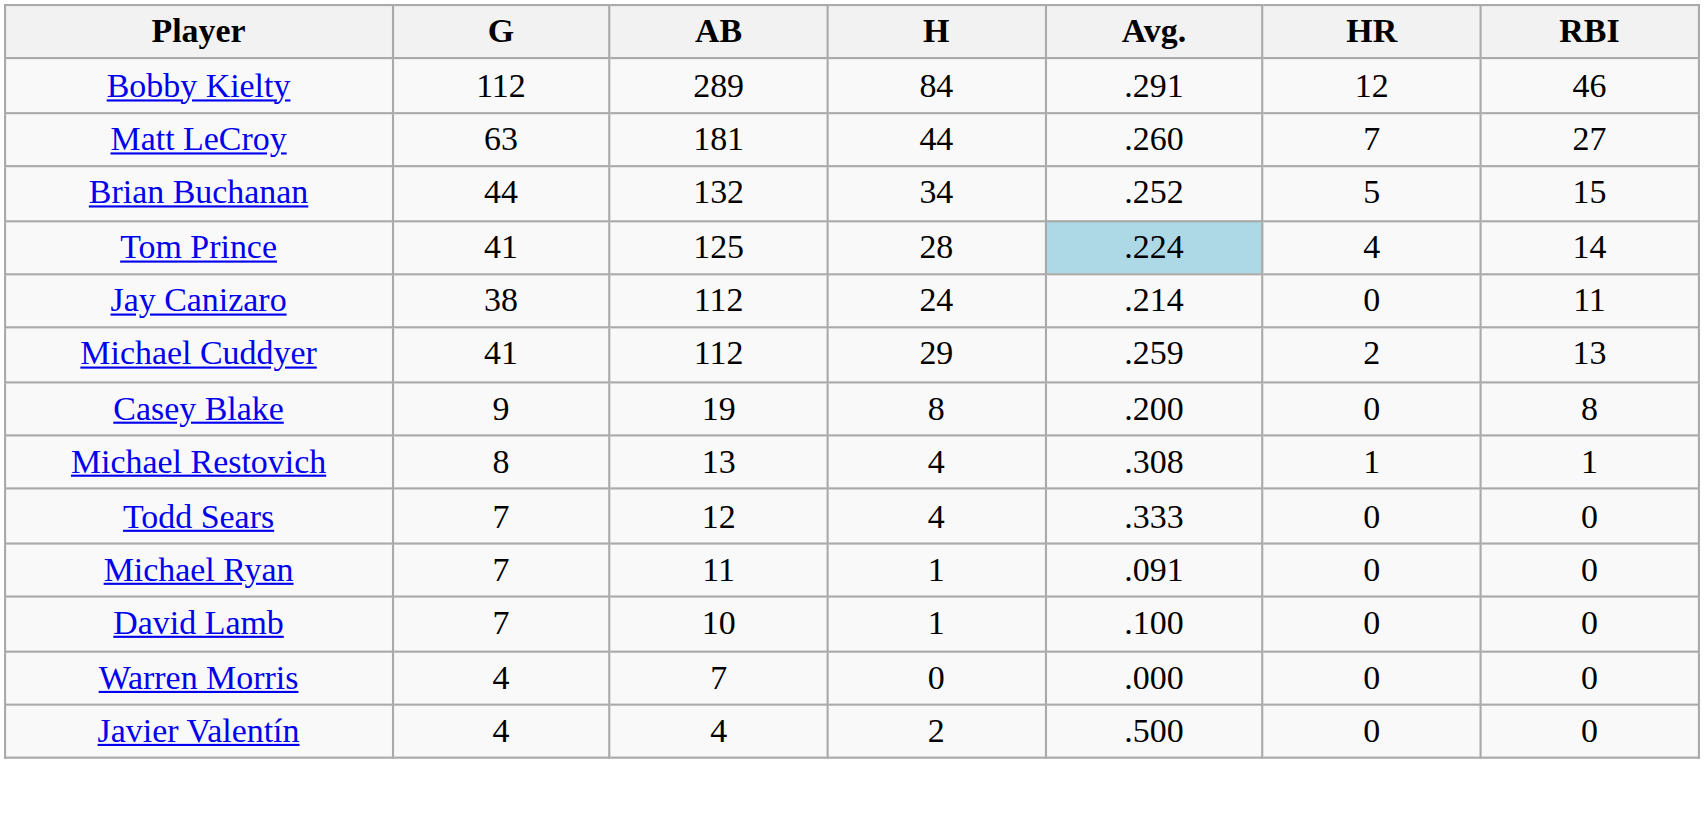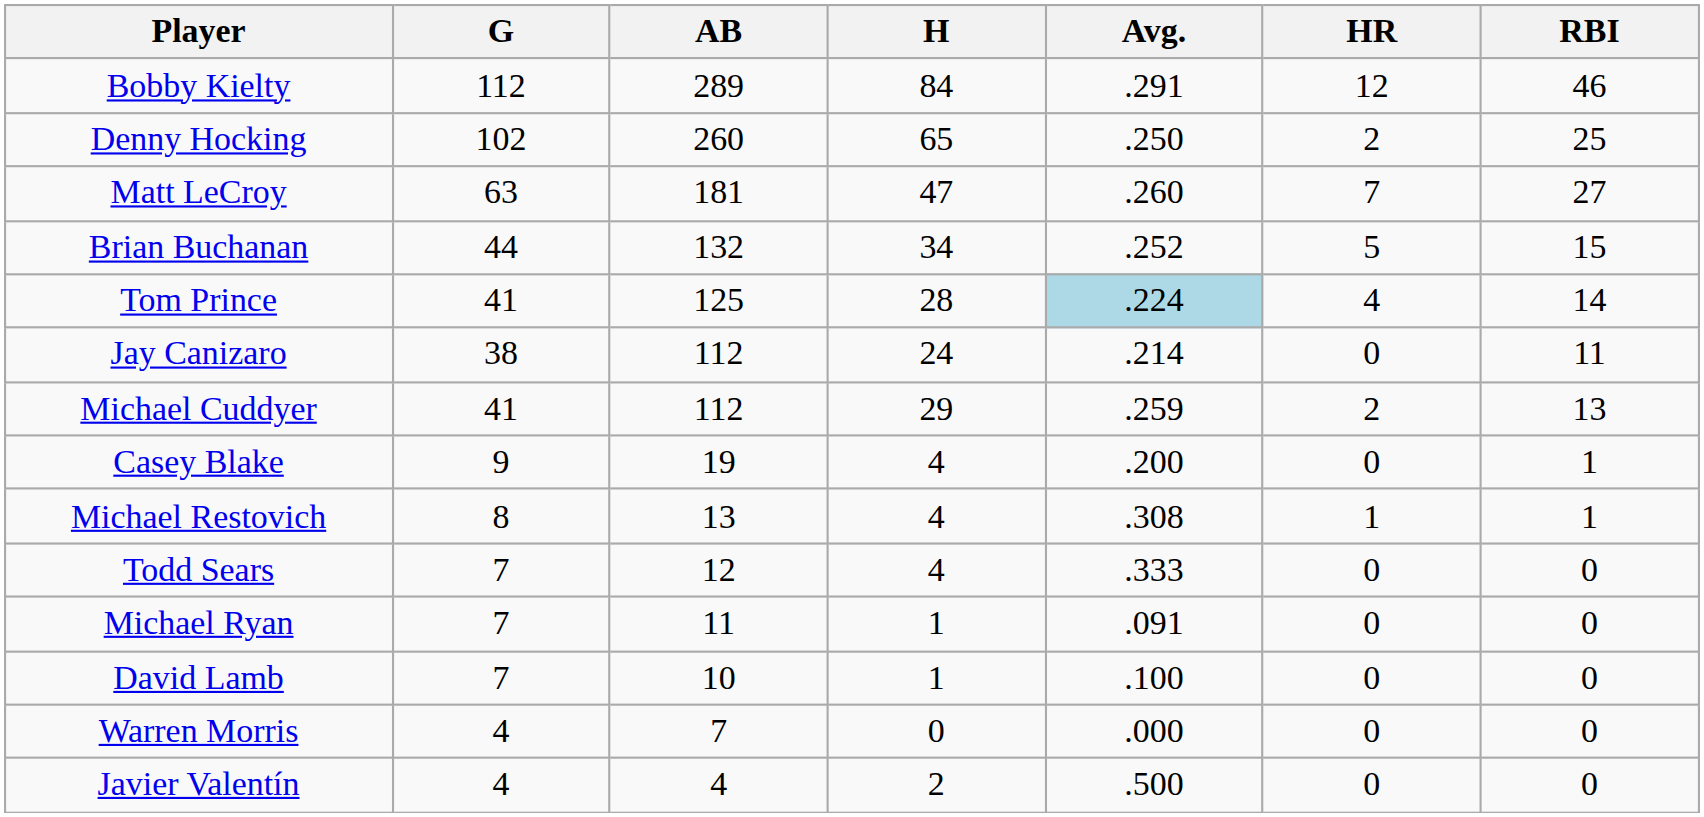+ row: (199, 138)
(936, 138) 44 -> (936, 192) 47
(936, 407) 8 -> (936, 461) 4
(1589, 407) 8 -> (1589, 461) 1
